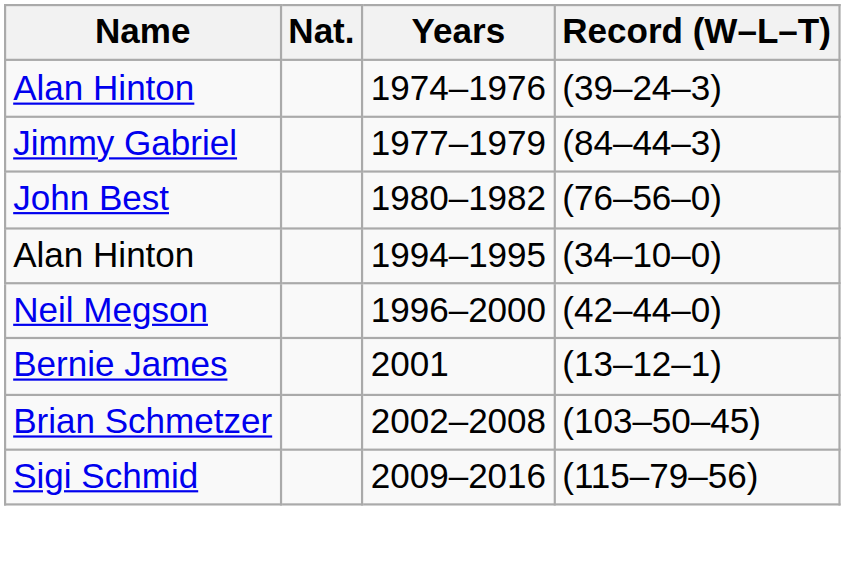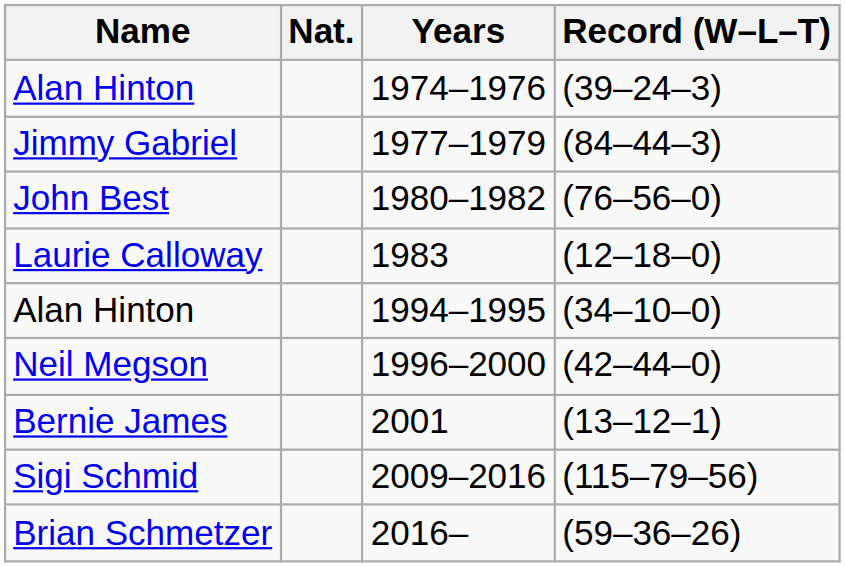+ row: (410, 254)
- row: (458, 421)
+ row: (419, 532)
